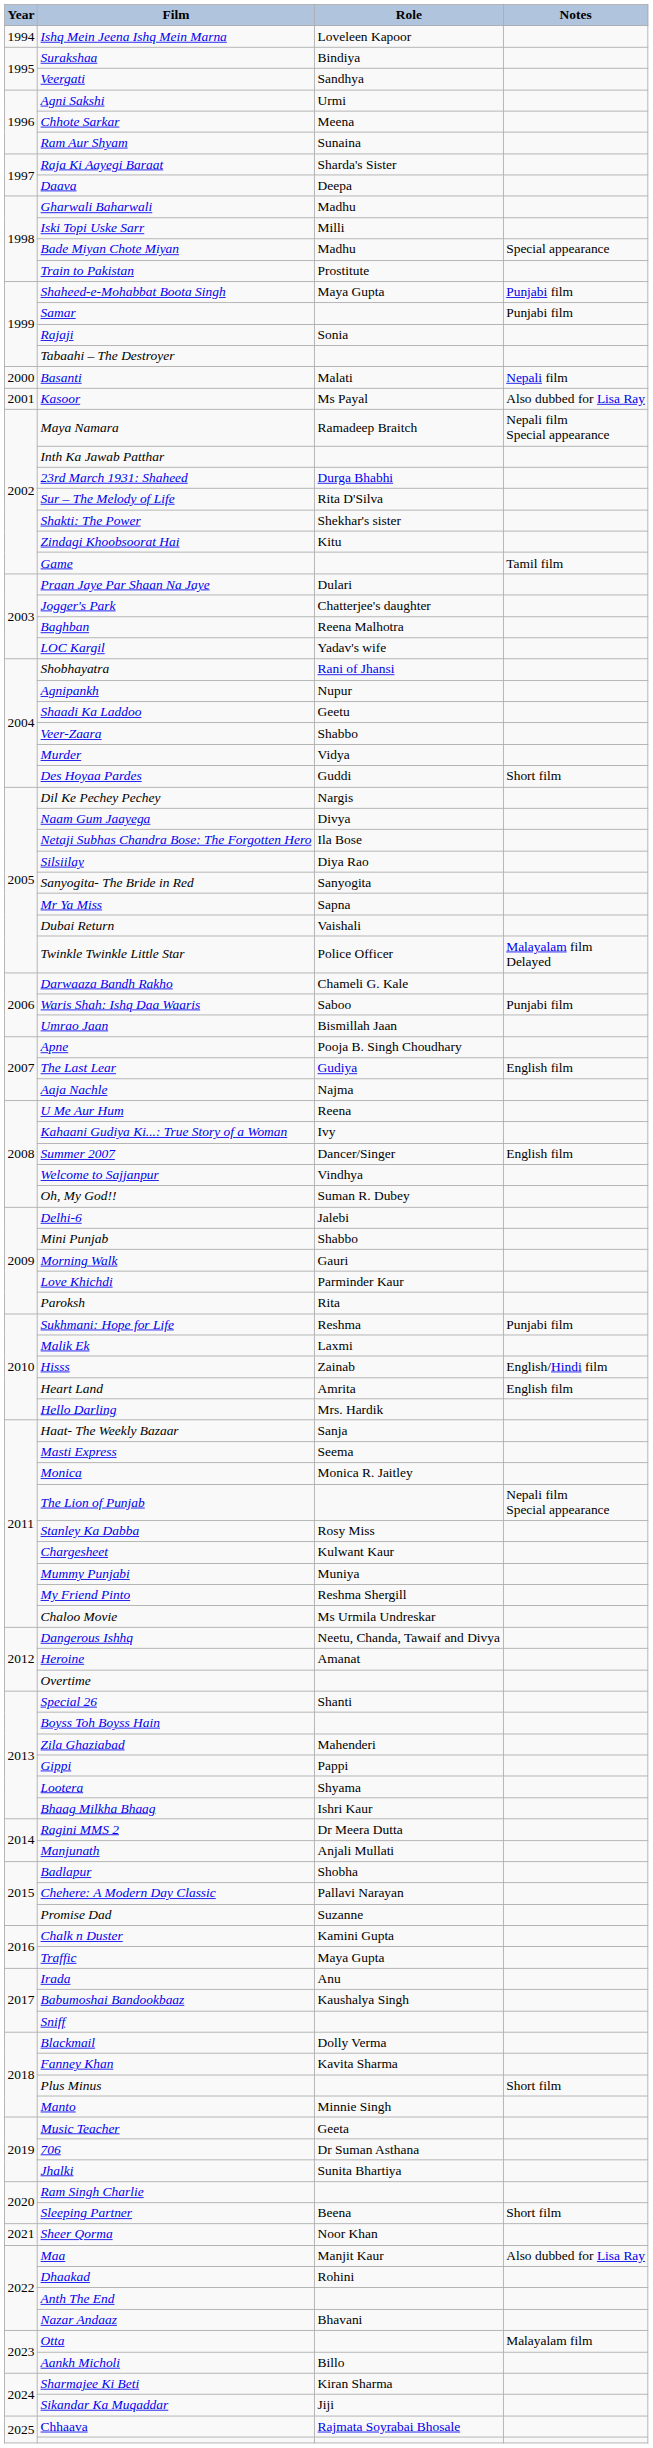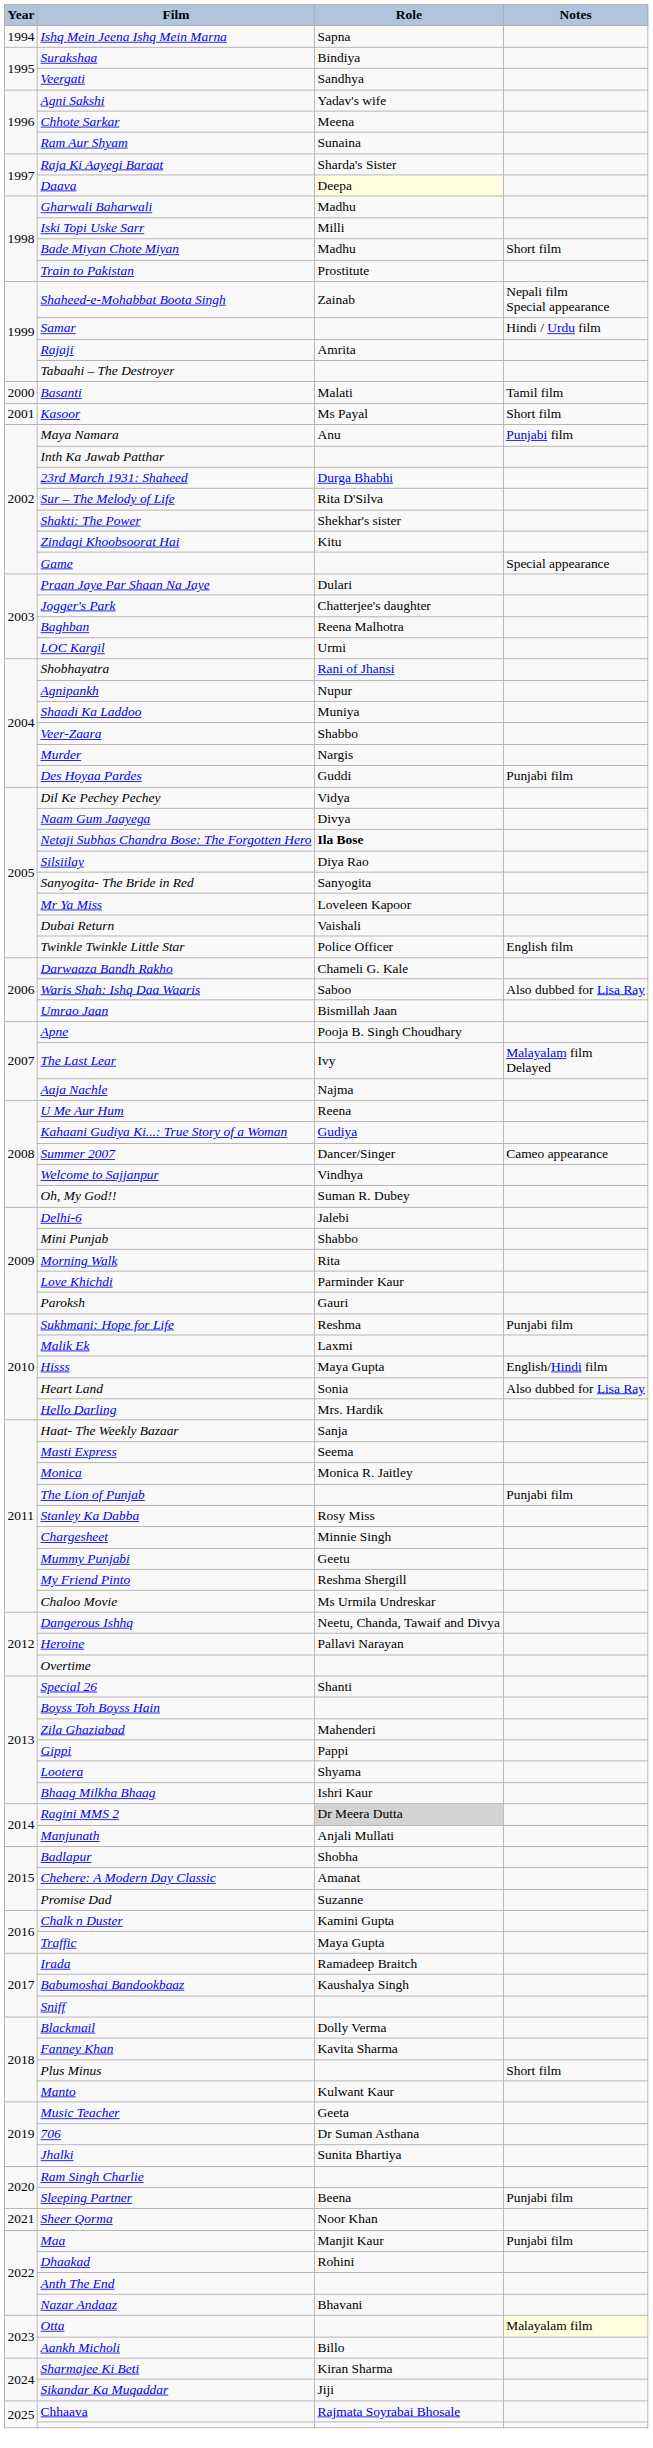(364, 36) Loveleen Kapoor -> (334, 36) Sapna
(332, 100) Urmi -> (352, 100) Yadav's wife
(335, 185) no background -> (335, 185) lightyellow background
(558, 249) Special appearance -> (534, 249) Short film
(351, 292) Maya Gupta -> (336, 299) Zainab
(540, 292) Punjabi film -> (558, 299) Nepali film Special appearance
(540, 313) Punjabi film -> (553, 328) Hindi / Urdu film
(333, 334) Sonia -> (337, 350) Amrita
(537, 377) Nepali film -> (535, 392) Tamil film
(576, 398) Also dubbed for Lisa Ray -> (534, 413) Short film
(367, 427) Ramadeep Braitch -> (329, 435) Anu
(558, 427) Nepali film Special appearance -> (540, 435) Punjabi film
(535, 563) Tamil film -> (558, 563) Special appearance
(352, 648) Yadav's wife -> (332, 648) Urmi
(334, 712) Geetu -> (338, 712) Muniya
(334, 754) Vidya -> (335, 754) Nargis
(534, 776) Short film -> (540, 776) Punjabi film
(335, 797) Nargis -> (334, 797) Vidya
(340, 840) normal -> (341, 840) bold
(334, 904) Sapna -> (364, 904) Loveleen Kapoor
(549, 954) Malayalam film Delayed -> (540, 946) English film
(540, 1004) Punjabi film -> (576, 989) Also dubbed for Lisa Ray
(337, 1068) Gudiya -> (327, 1060) Ivy
(540, 1068) English film -> (549, 1060) Malayalam film Delayed
(327, 1132) Ivy -> (337, 1132) Gudiya
(540, 1153) English film -> (557, 1153) Cameo appearance
(333, 1260) Gauri -> (329, 1260) Rita
(329, 1302) Rita -> (333, 1302) Gauri
(336, 1366) Zainab -> (351, 1366) Maya Gupta
(337, 1388) Amrita -> (333, 1388) Sonia
(540, 1388) English film -> (576, 1388) Also dubbed for Lisa Ray
(558, 1502) Nepali film Special appearance -> (540, 1494) Punjabi film
(356, 1552) Kulwant Kaur -> (354, 1537) Minnie Singh
(338, 1573) Muniya -> (334, 1558) Geetu
(339, 1659) Amanat -> (361, 1644) Pallavi Narayan
(360, 1829) no background -> (360, 1814) lightgrey background
(361, 1893) Pallavi Narayan -> (339, 1878) Amanat
(329, 1978) Anu -> (367, 1963) Ramadeep Braitch
(354, 2106) Minnie Singh -> (356, 2091) Kulwant Kaur
(534, 2213) Short film -> (540, 2198) Punjabi film
(576, 2255) Also dubbed for Lisa Ray -> (540, 2240) Punjabi film
(549, 2341) no background -> (549, 2326) lightyellow background
